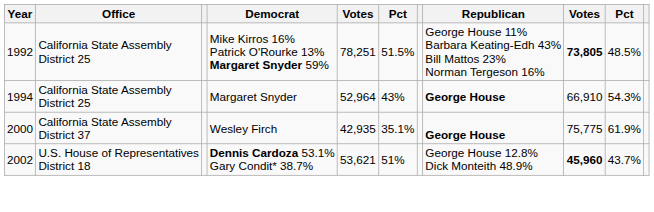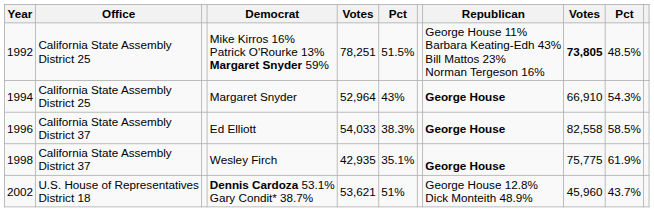+ row: (233, 128)
(20, 128) 2000 -> (20, 160) 1998
(585, 160) bold -> (585, 191) normal
